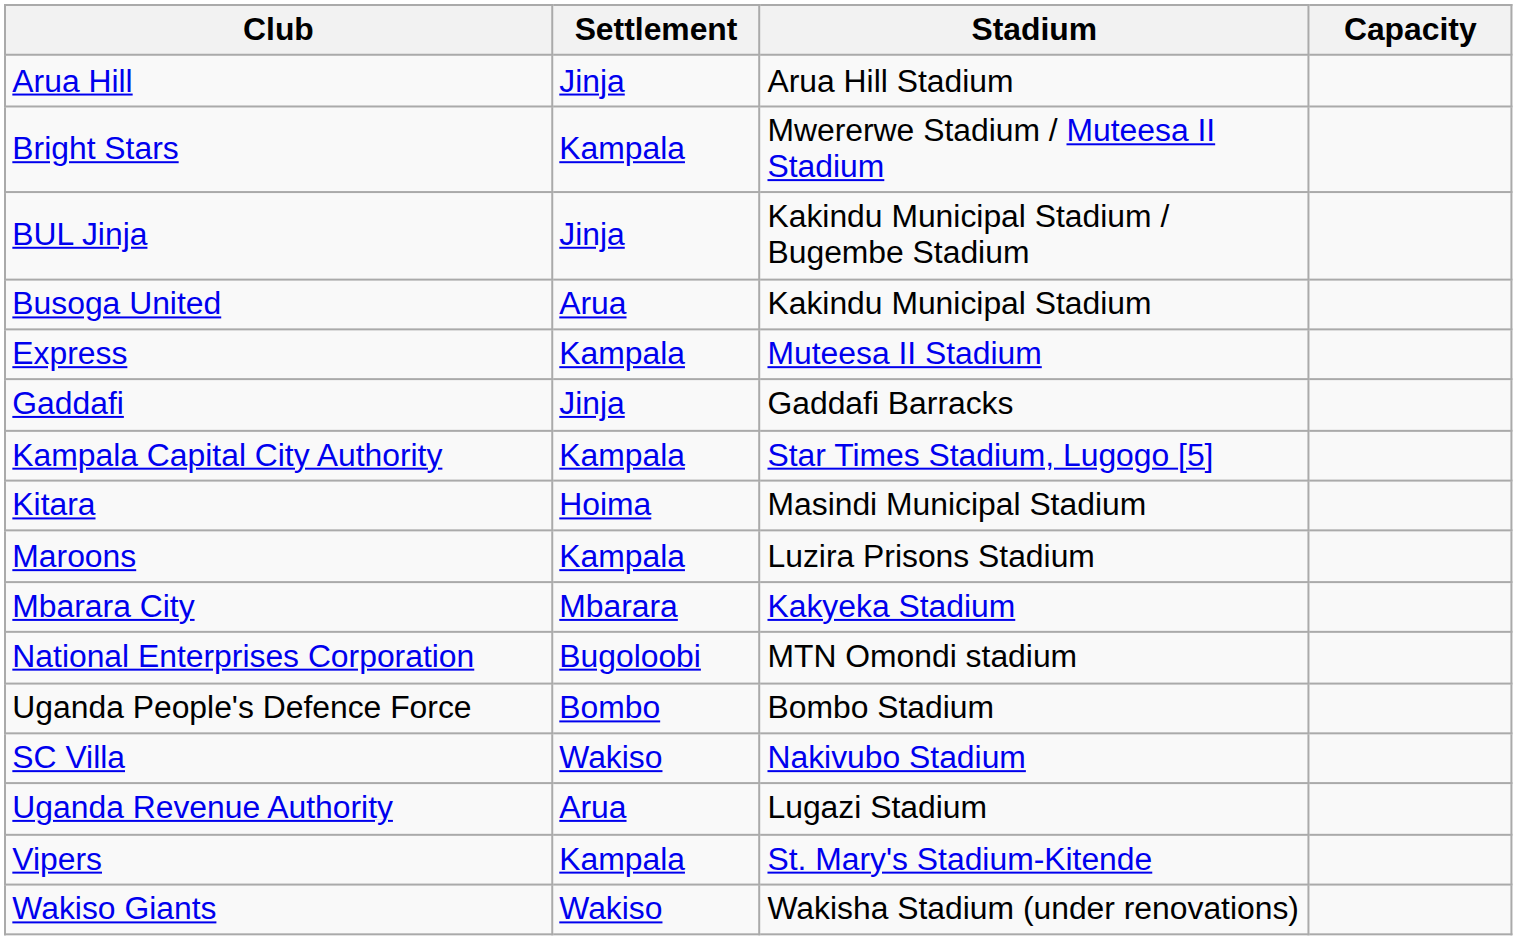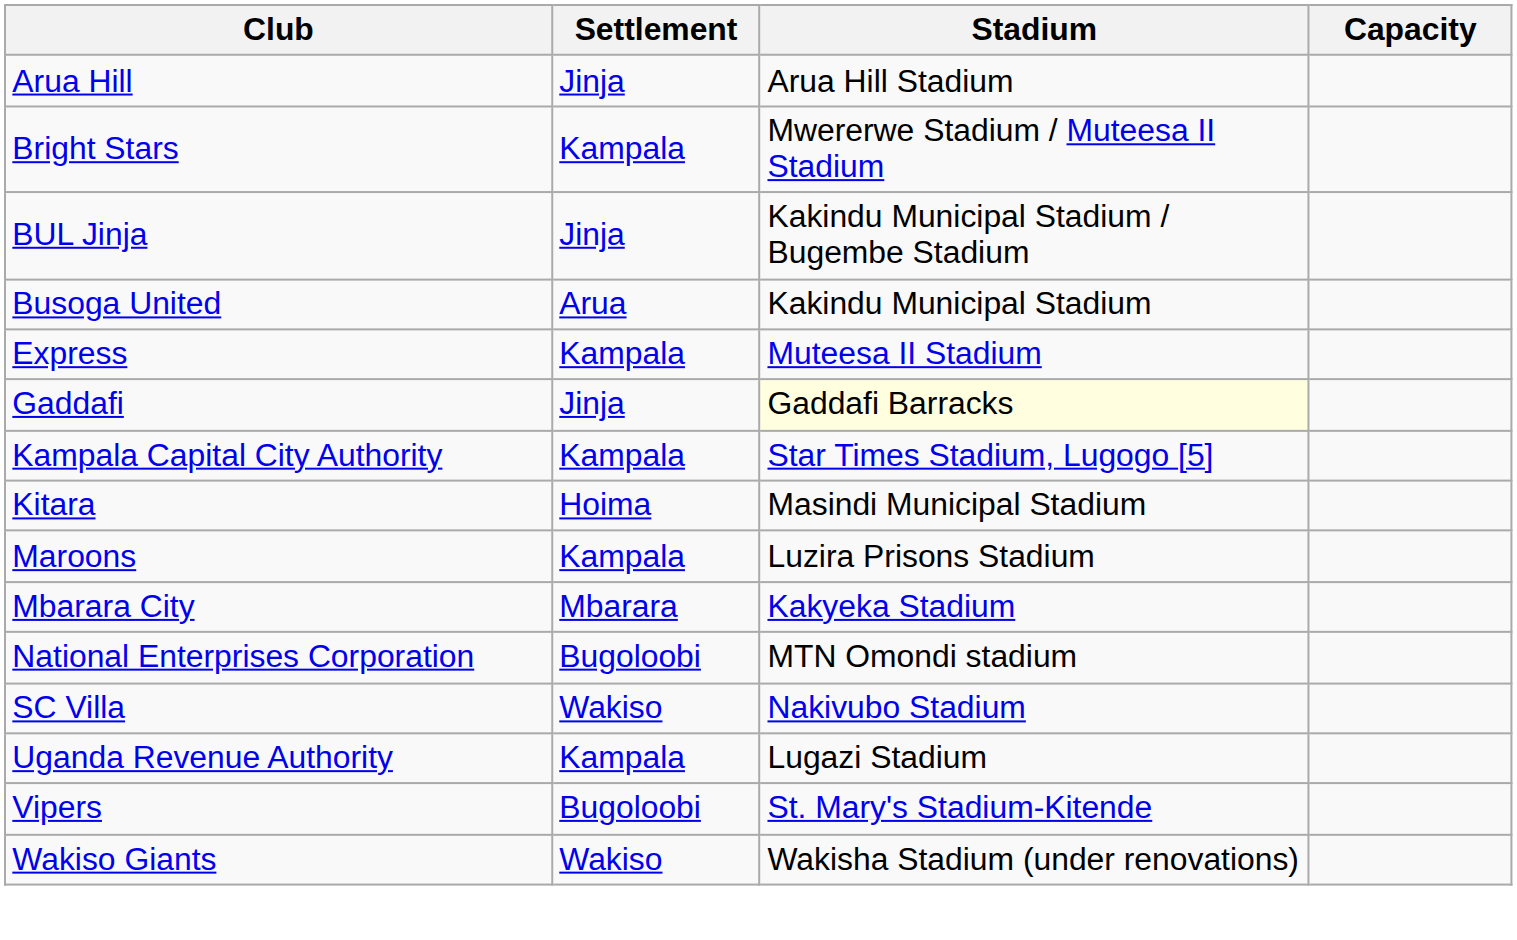(890, 404) no background -> (890, 404) lightyellow background
- row: (242, 707)
(593, 808) Arua -> (622, 757) Kampala
(622, 858) Kampala -> (630, 808) Bugoloobi
